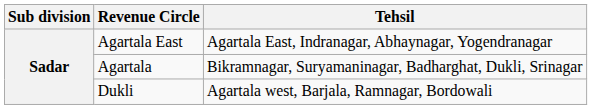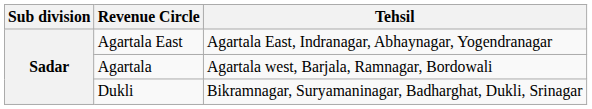(395, 66) Bikramnagar, Suryamaninagar, Badharghat, Dukli, Srinagar -> (350, 66) Agartala west, Barjala, Ramnagar, Bordowali
(350, 91) Agartala west, Barjala, Ramnagar, Bordowali -> (395, 91) Bikramnagar, Suryamaninagar, Badharghat, Dukli, Srinagar
